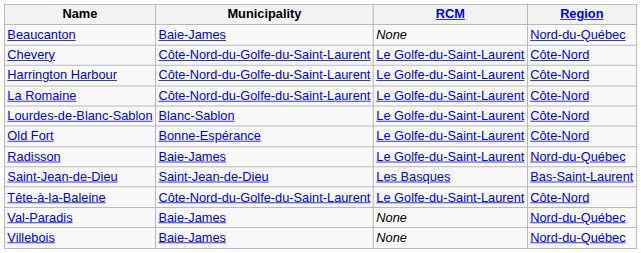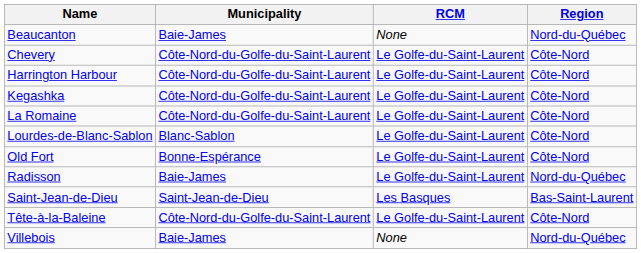+ row: (36, 95)
- row: (40, 217)
